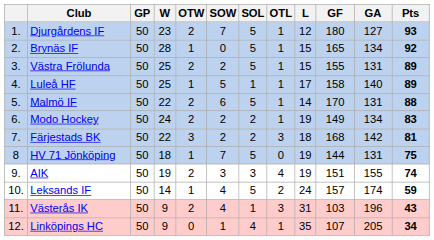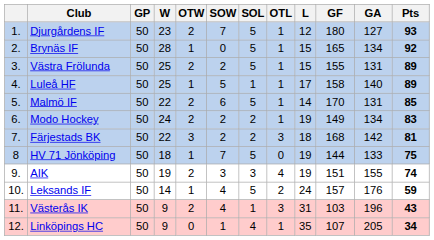(411, 102) 88 -> (411, 102) 85
(373, 155) 131 -> (373, 155) 133
(373, 191) 174 -> (373, 191) 176
